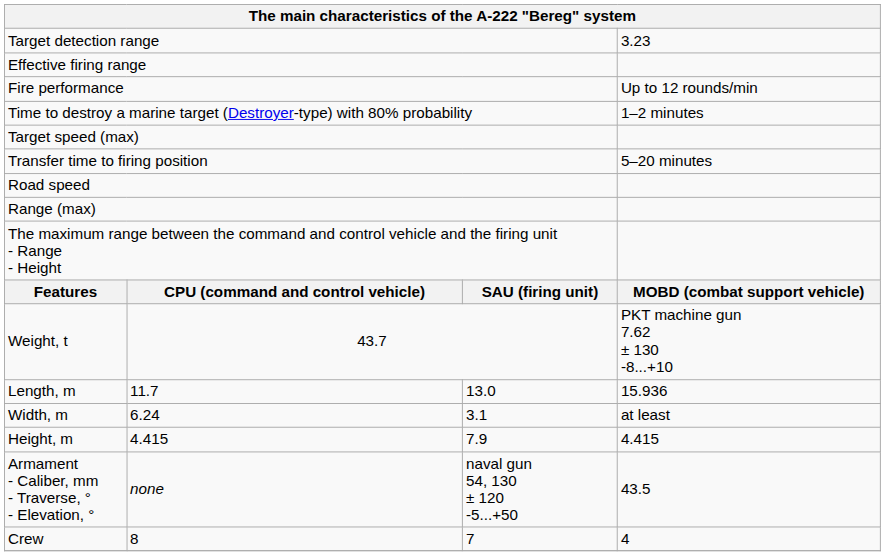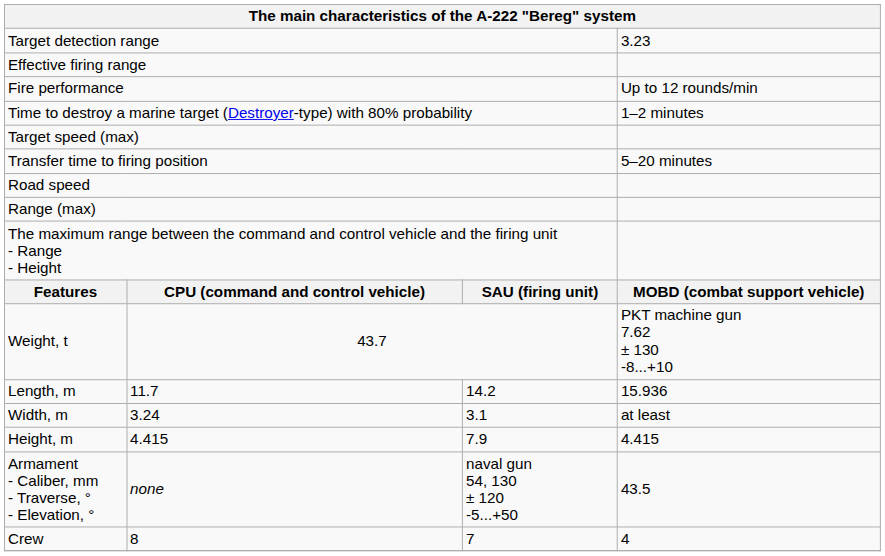(481, 391) 13.0 -> (481, 391) 14.2
(145, 415) 6.24 -> (145, 415) 3.24
